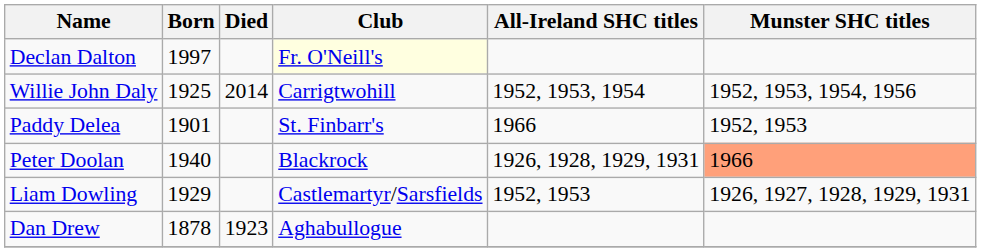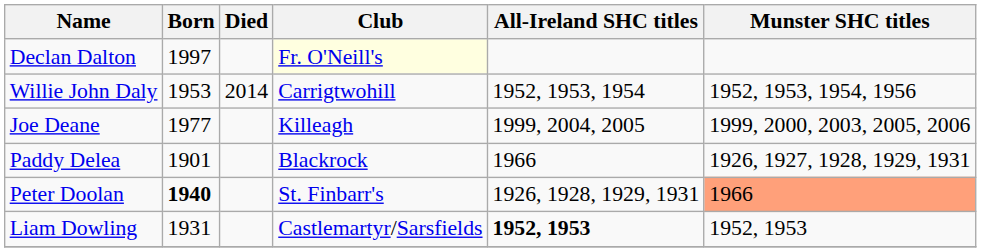(189, 90) 1925 -> (189, 90) 1953
+ row: (55, 125)
(331, 125) St. Finbarr's -> (323, 159) Blackrock
(758, 125) 1952, 1953 -> (840, 159) 1926, 1927, 1928, 1929, 1931
(189, 159) normal -> (189, 194) bold
(323, 159) Blackrock -> (331, 194) St. Finbarr's
(189, 194) 1929 -> (189, 228) 1931
(542, 194) normal -> (542, 228) bold
(840, 194) 1926, 1927, 1928, 1929, 1931 -> (758, 228) 1952, 1953
- row: (55, 228)
